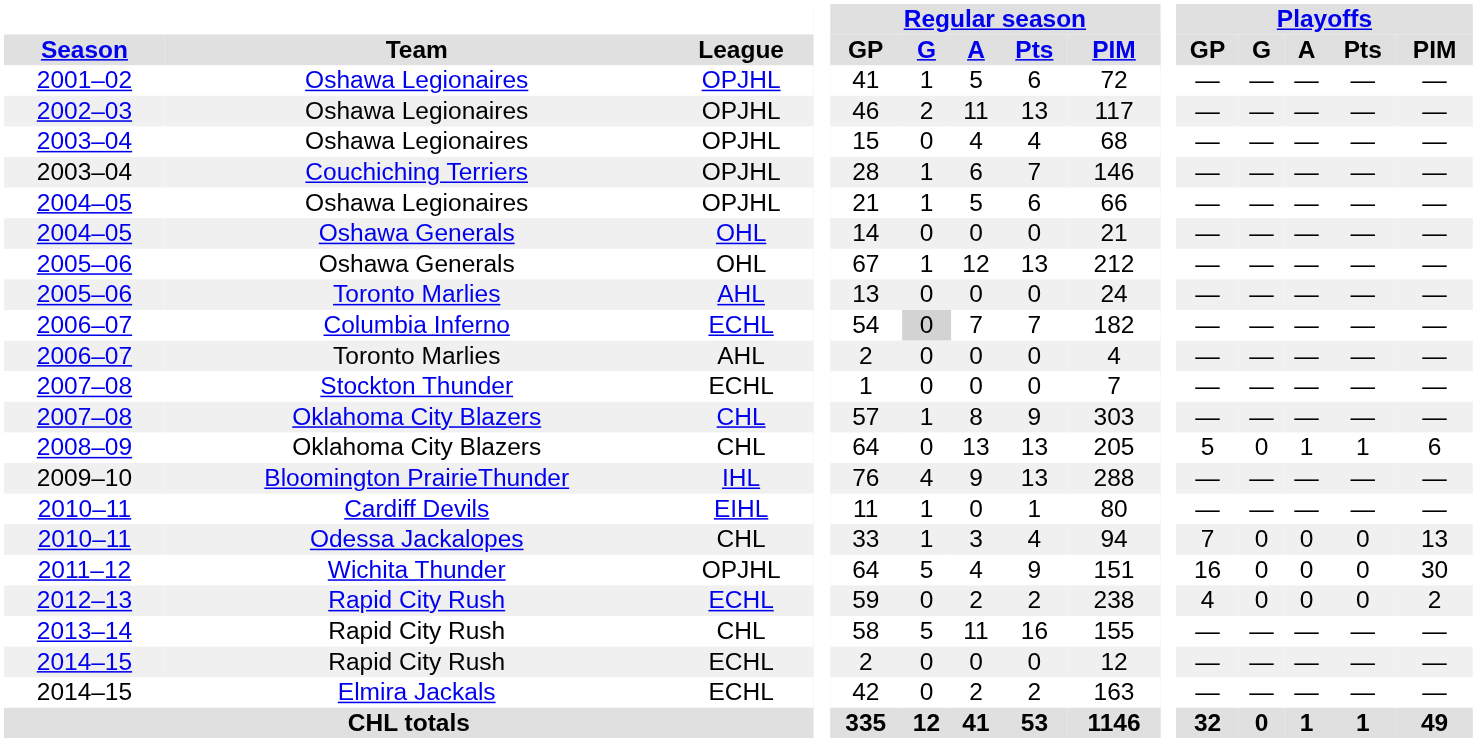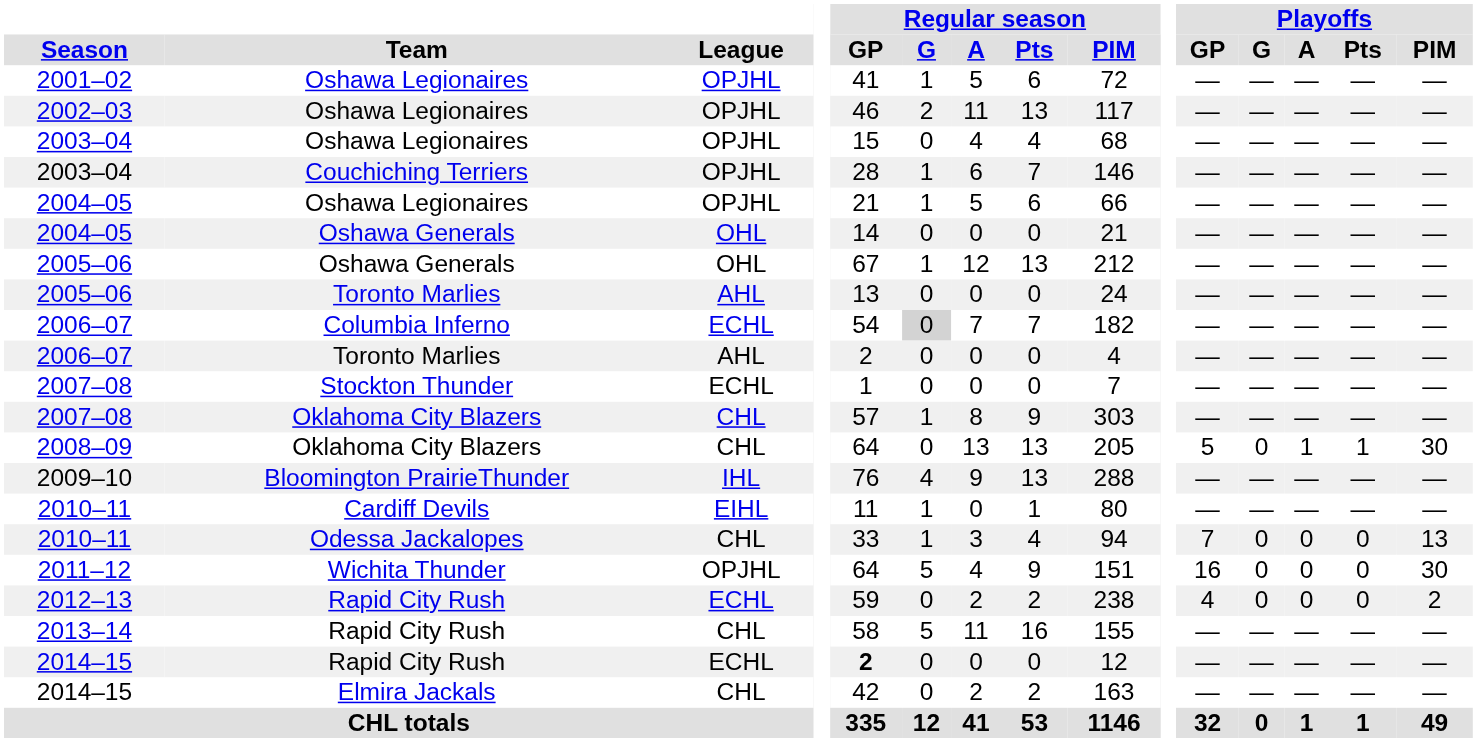(1435, 447) 6 -> (1435, 447) 30
(866, 661) normal -> (866, 661) bold
(741, 692) ECHL -> (741, 692) CHL
